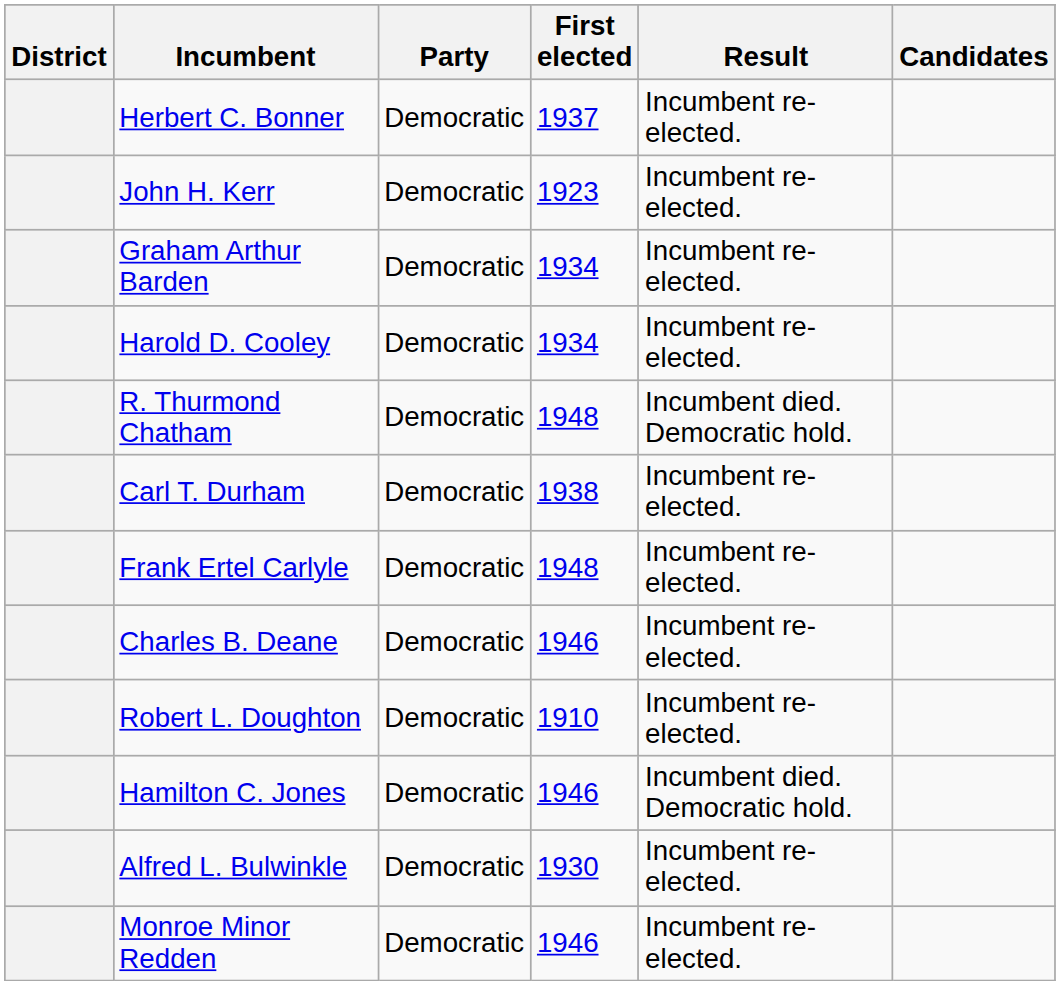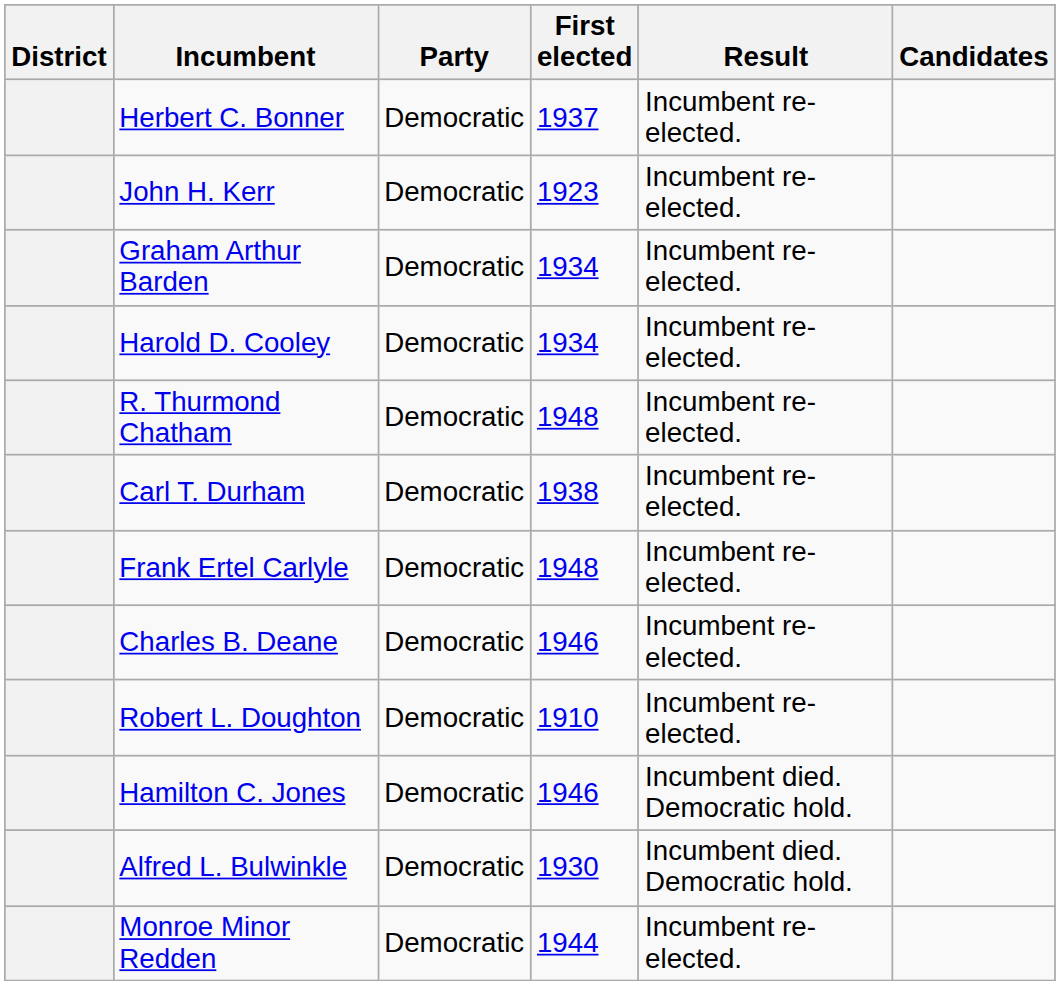(749, 417) Incumbent died. Democratic hold. -> (730, 417) Incumbent re-elected.
(730, 867) Incumbent re-elected. -> (749, 867) Incumbent died. Democratic hold.
(568, 942) 1946 -> (568, 942) 1944
